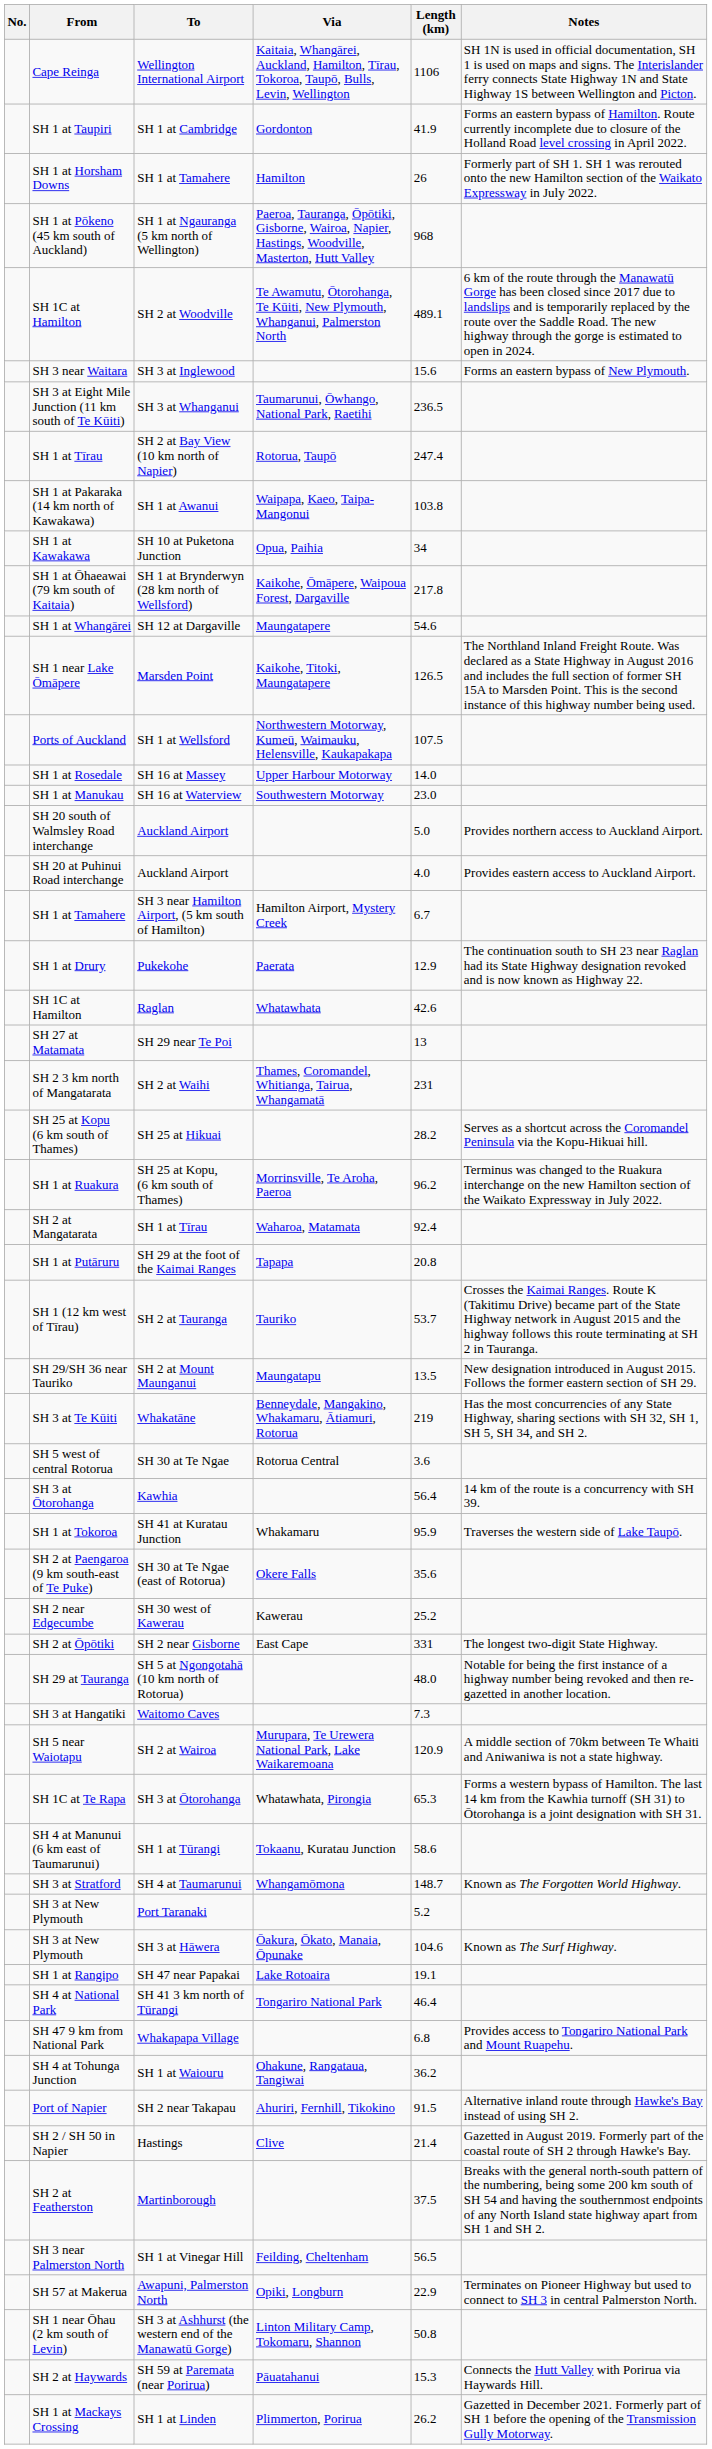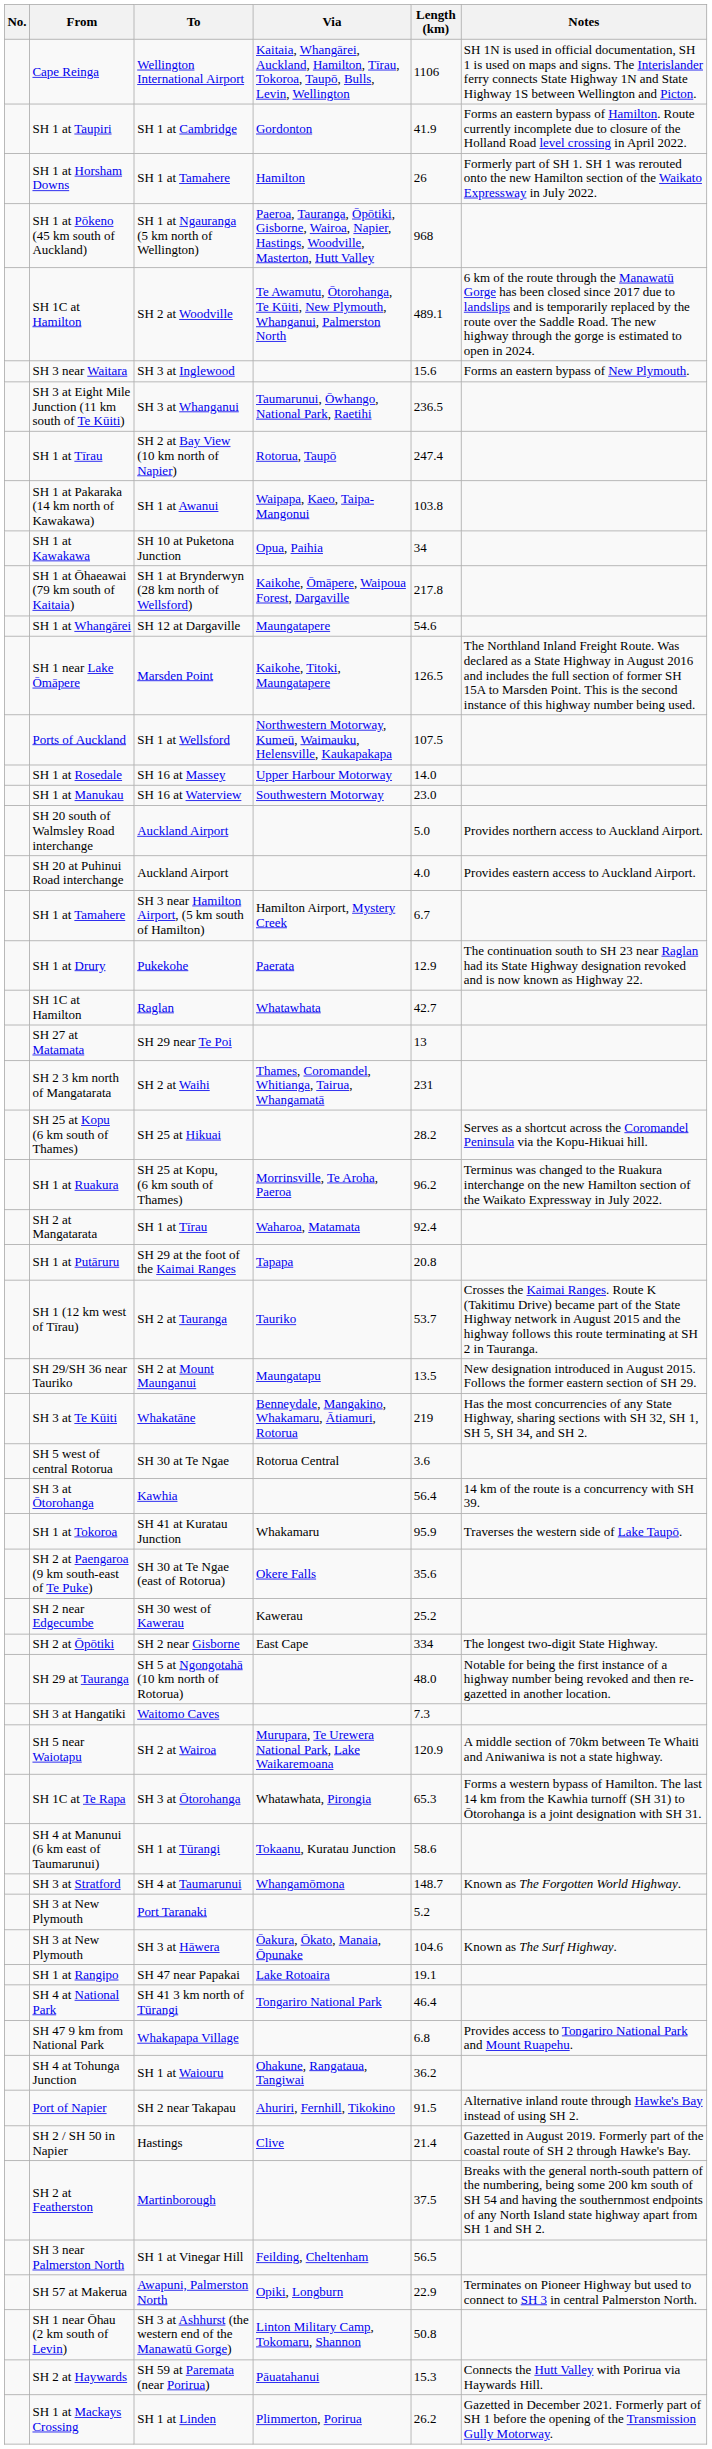(425, 1007) 42.6 -> (425, 1007) 42.7
(424, 1644) 331 -> (424, 1644) 334
